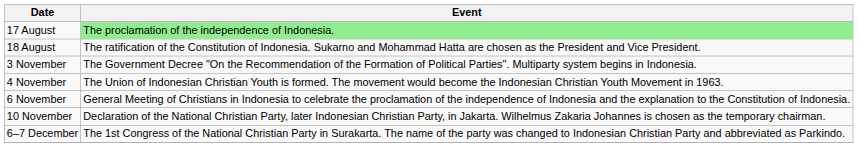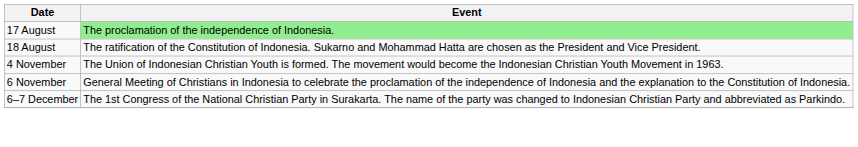- row: (36, 64)
- row: (40, 116)
